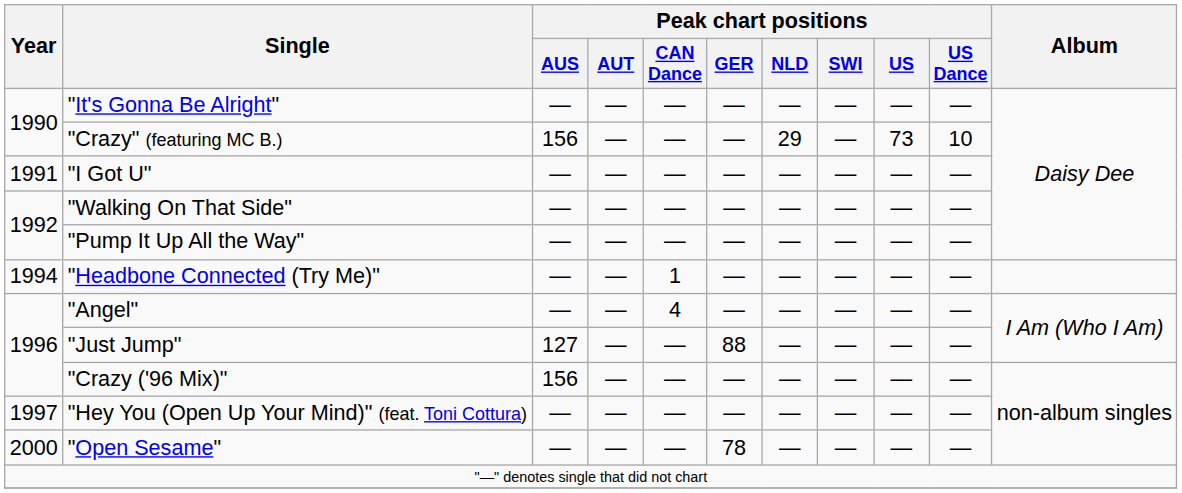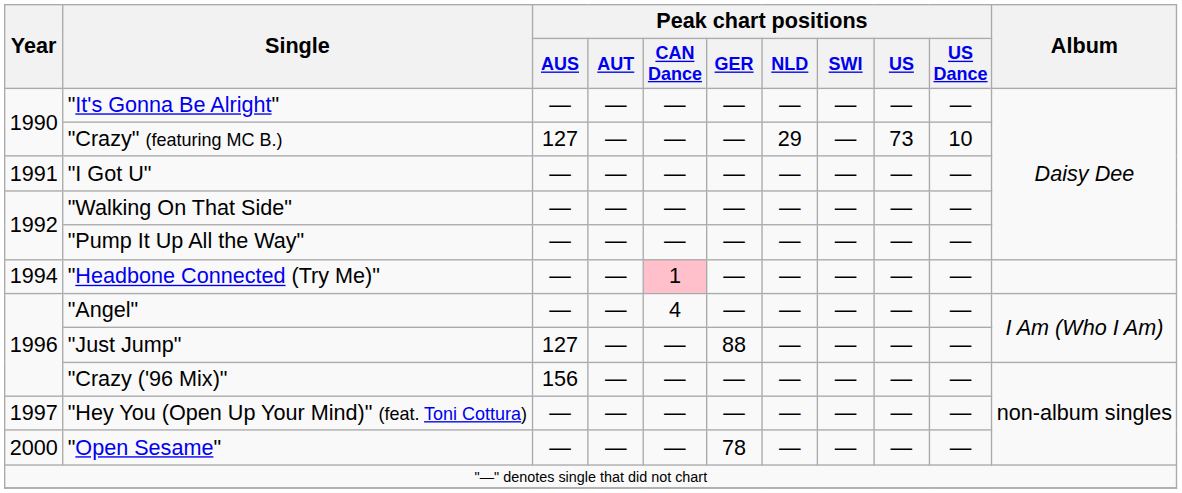(560, 139) 156 -> (560, 139) 127
(675, 276) no background -> (675, 276) pink background
